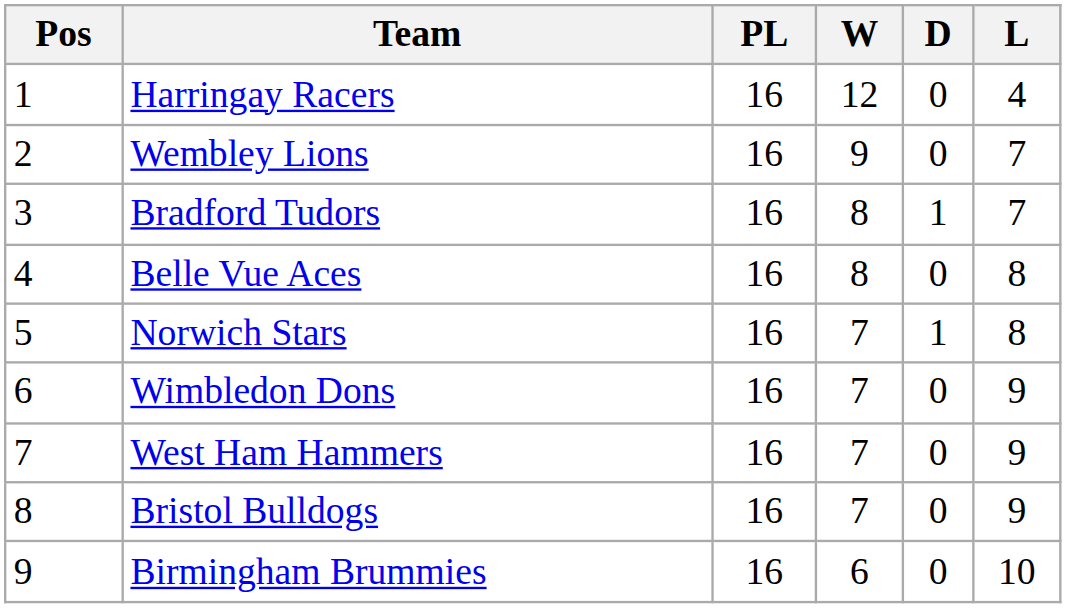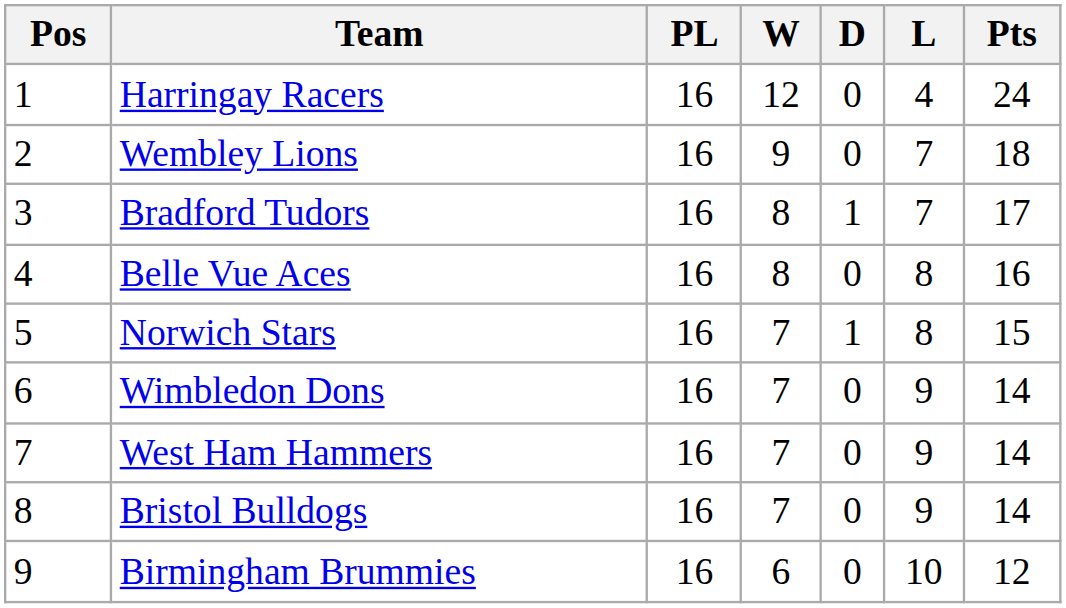+ column: (1012, 34)
